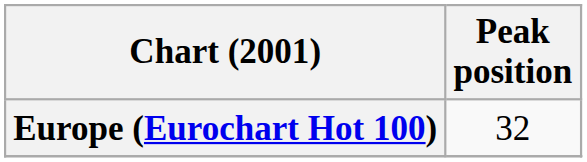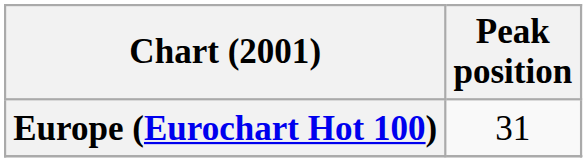(513, 127) 32 -> (513, 127) 31
